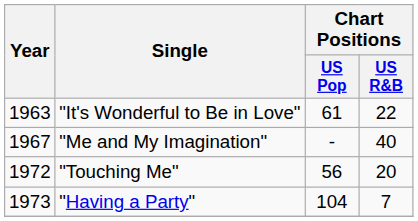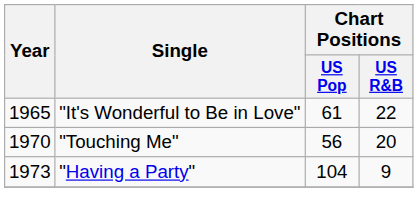(30, 112) 1963 -> (30, 112) 1965
- row: (163, 142)
(30, 171) 1972 -> (30, 142) 1970
(386, 201) 7 -> (386, 171) 9
